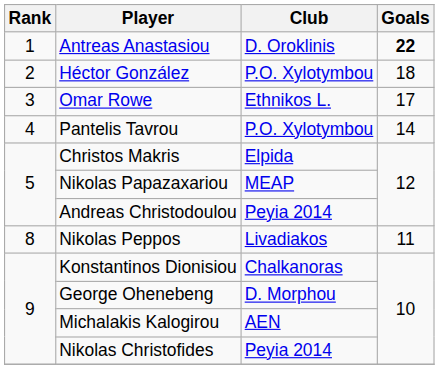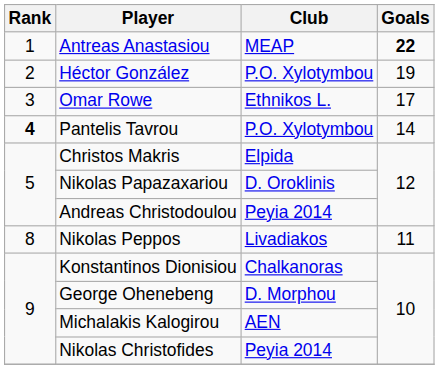(290, 45) D. Oroklinis -> (269, 45) MEAP
(406, 73) 18 -> (406, 73) 19
(30, 128) normal -> (30, 128) bold
(269, 184) MEAP -> (290, 184) D. Oroklinis
